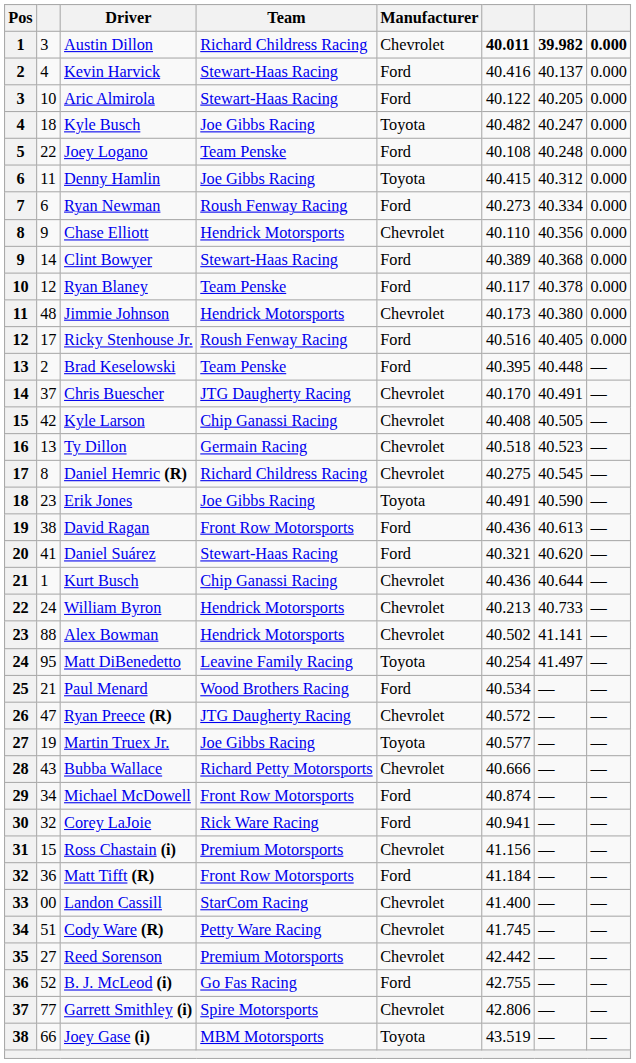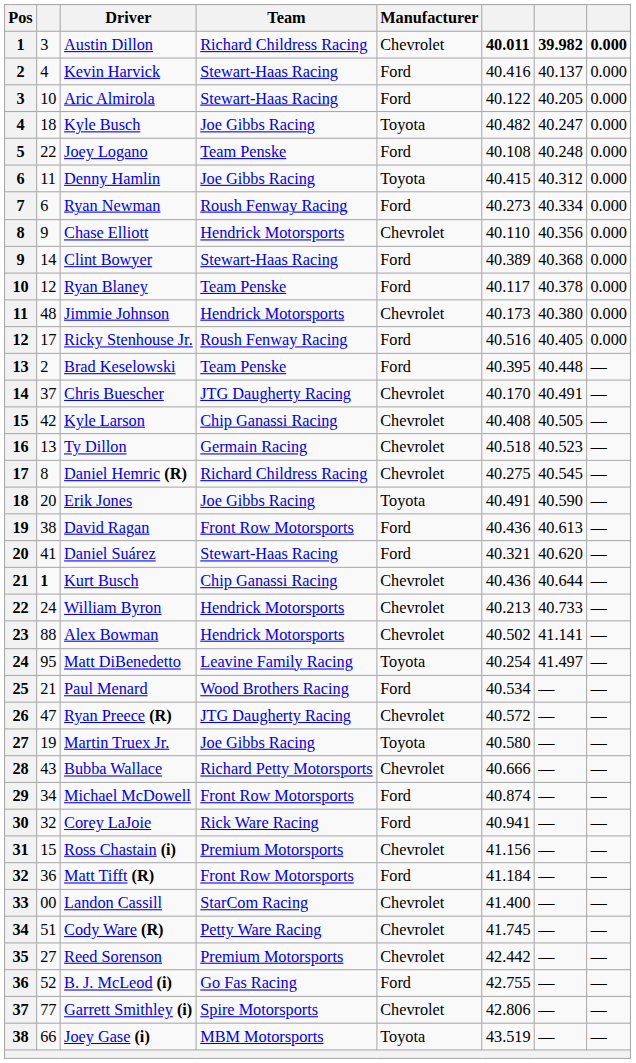(48, 500) 23 -> (48, 500) 20
(44, 581) normal -> (44, 581) bold
(508, 742) 40.577 -> (508, 742) 40.580
